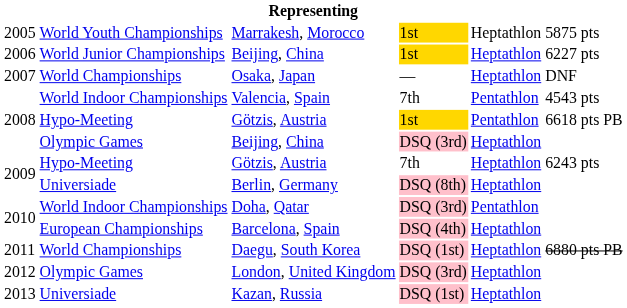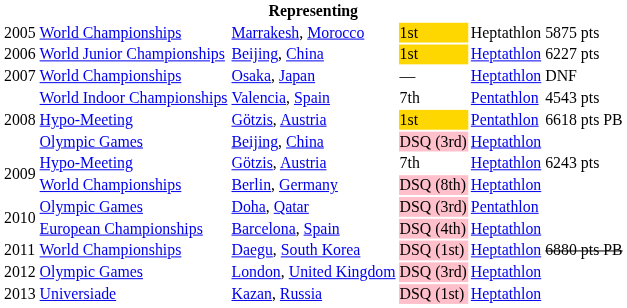(131, 32) World Youth Championships -> (110, 32) World Championships
(78, 185) Universiade -> (110, 185) World Championships
(134, 206) World Indoor Championships -> (91, 206) Olympic Games
